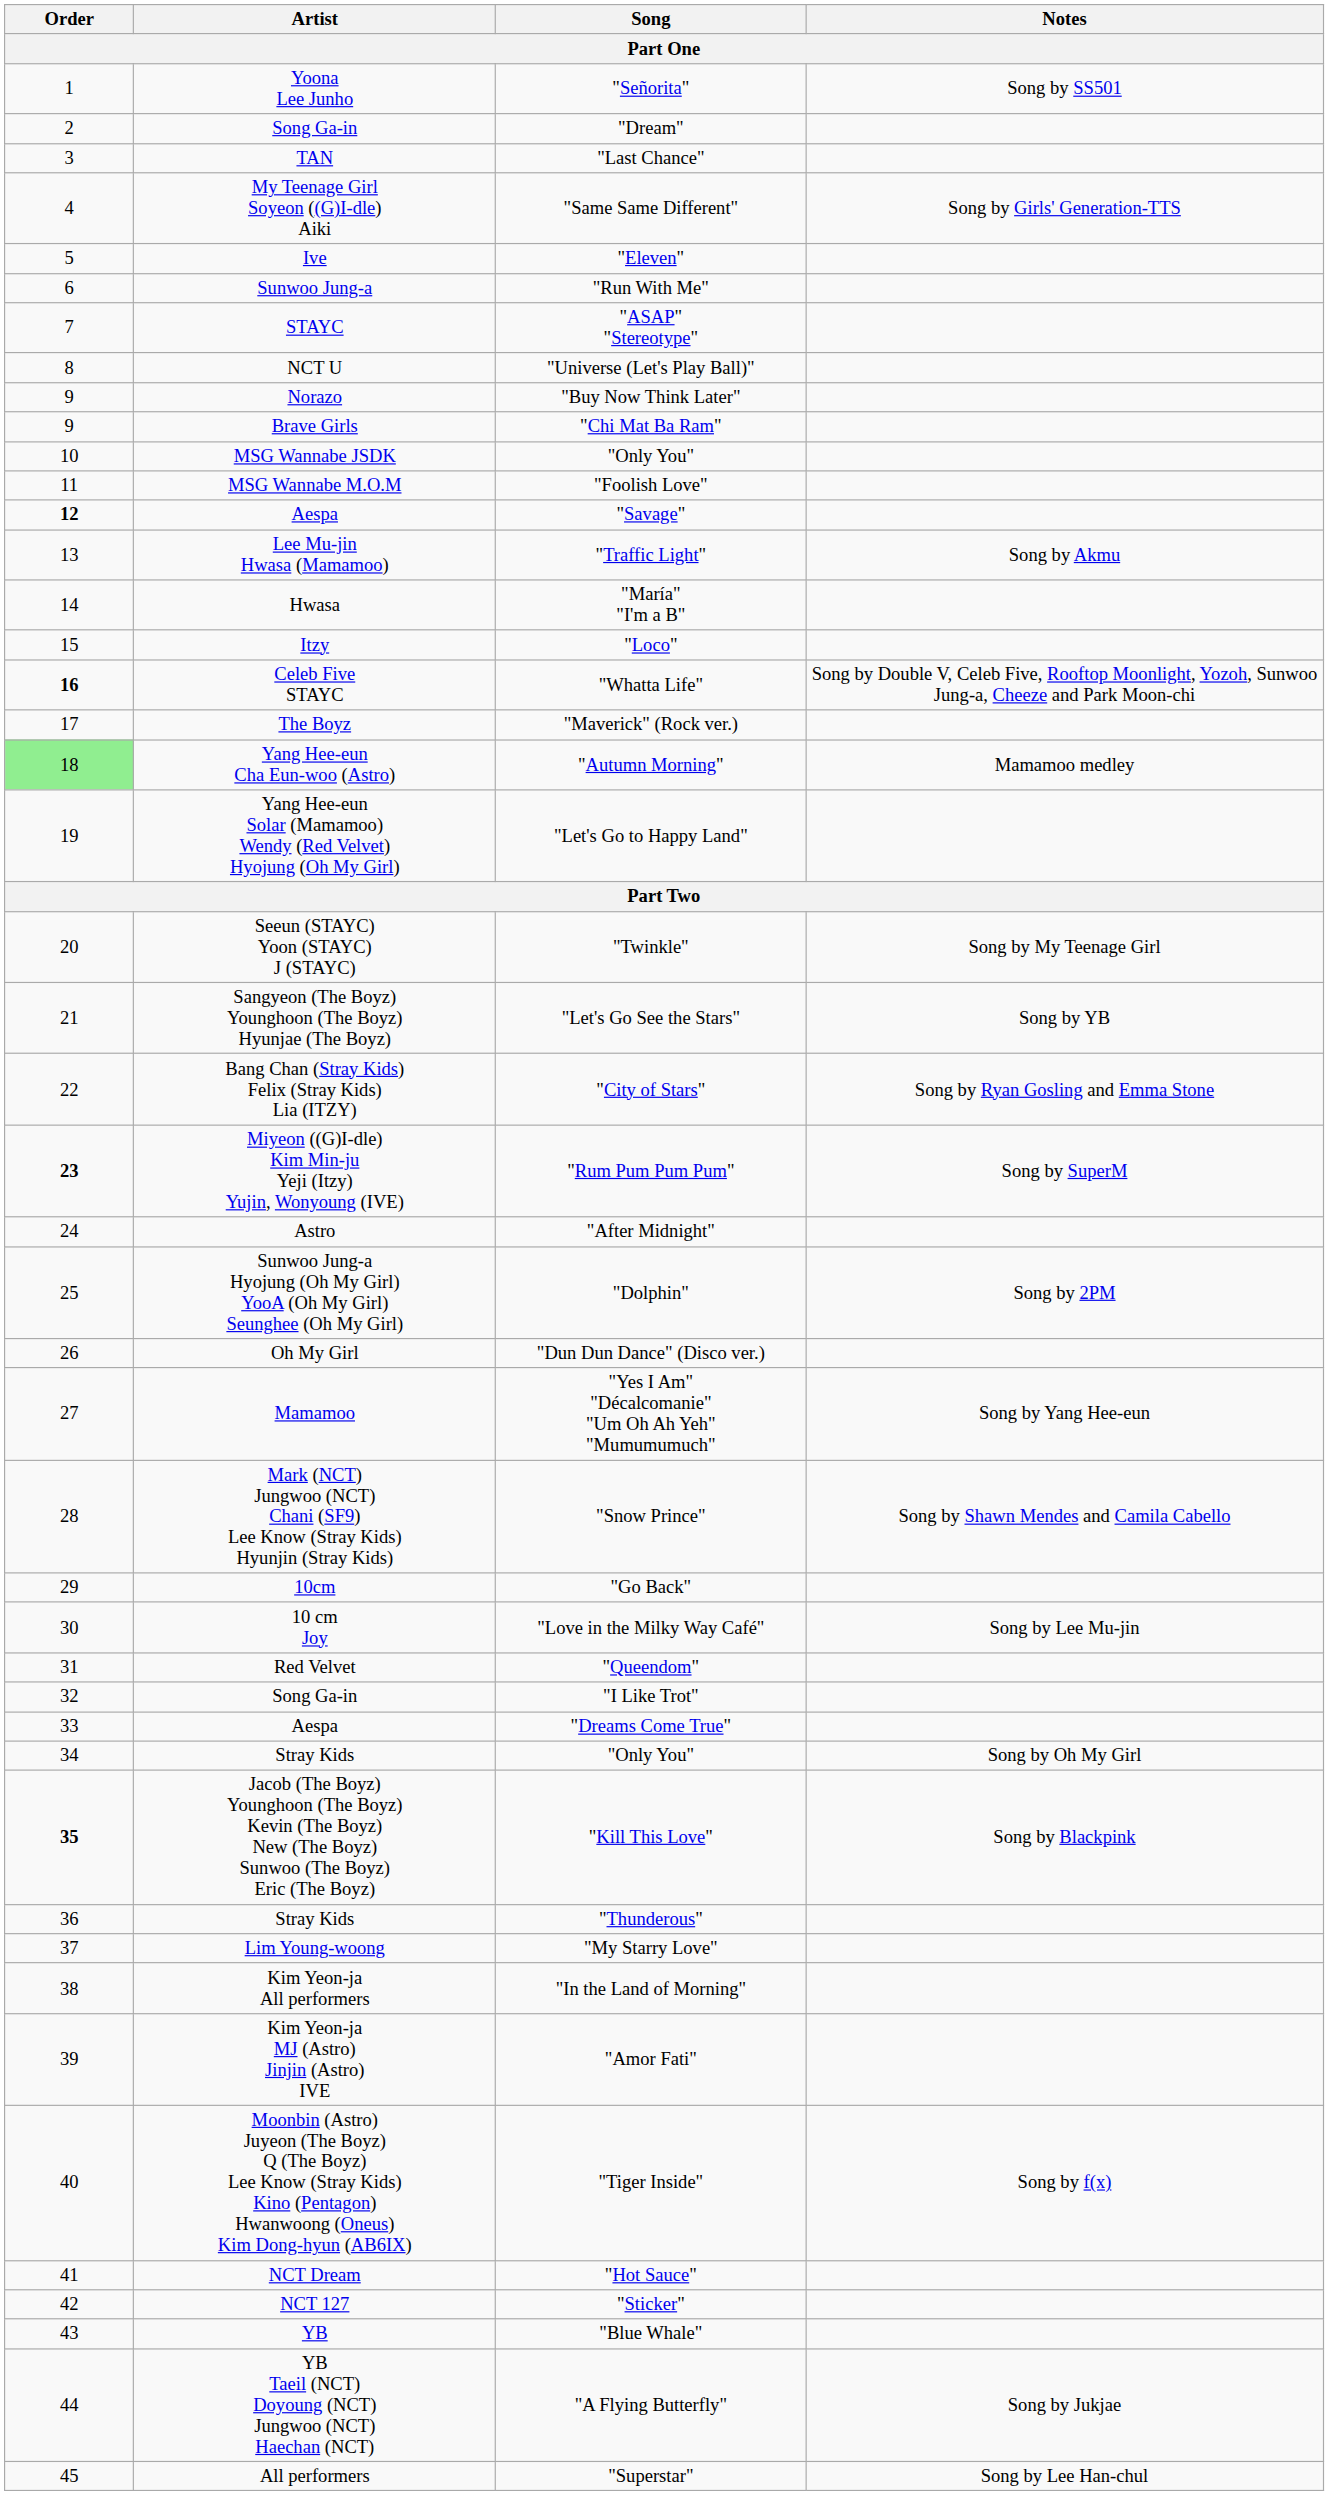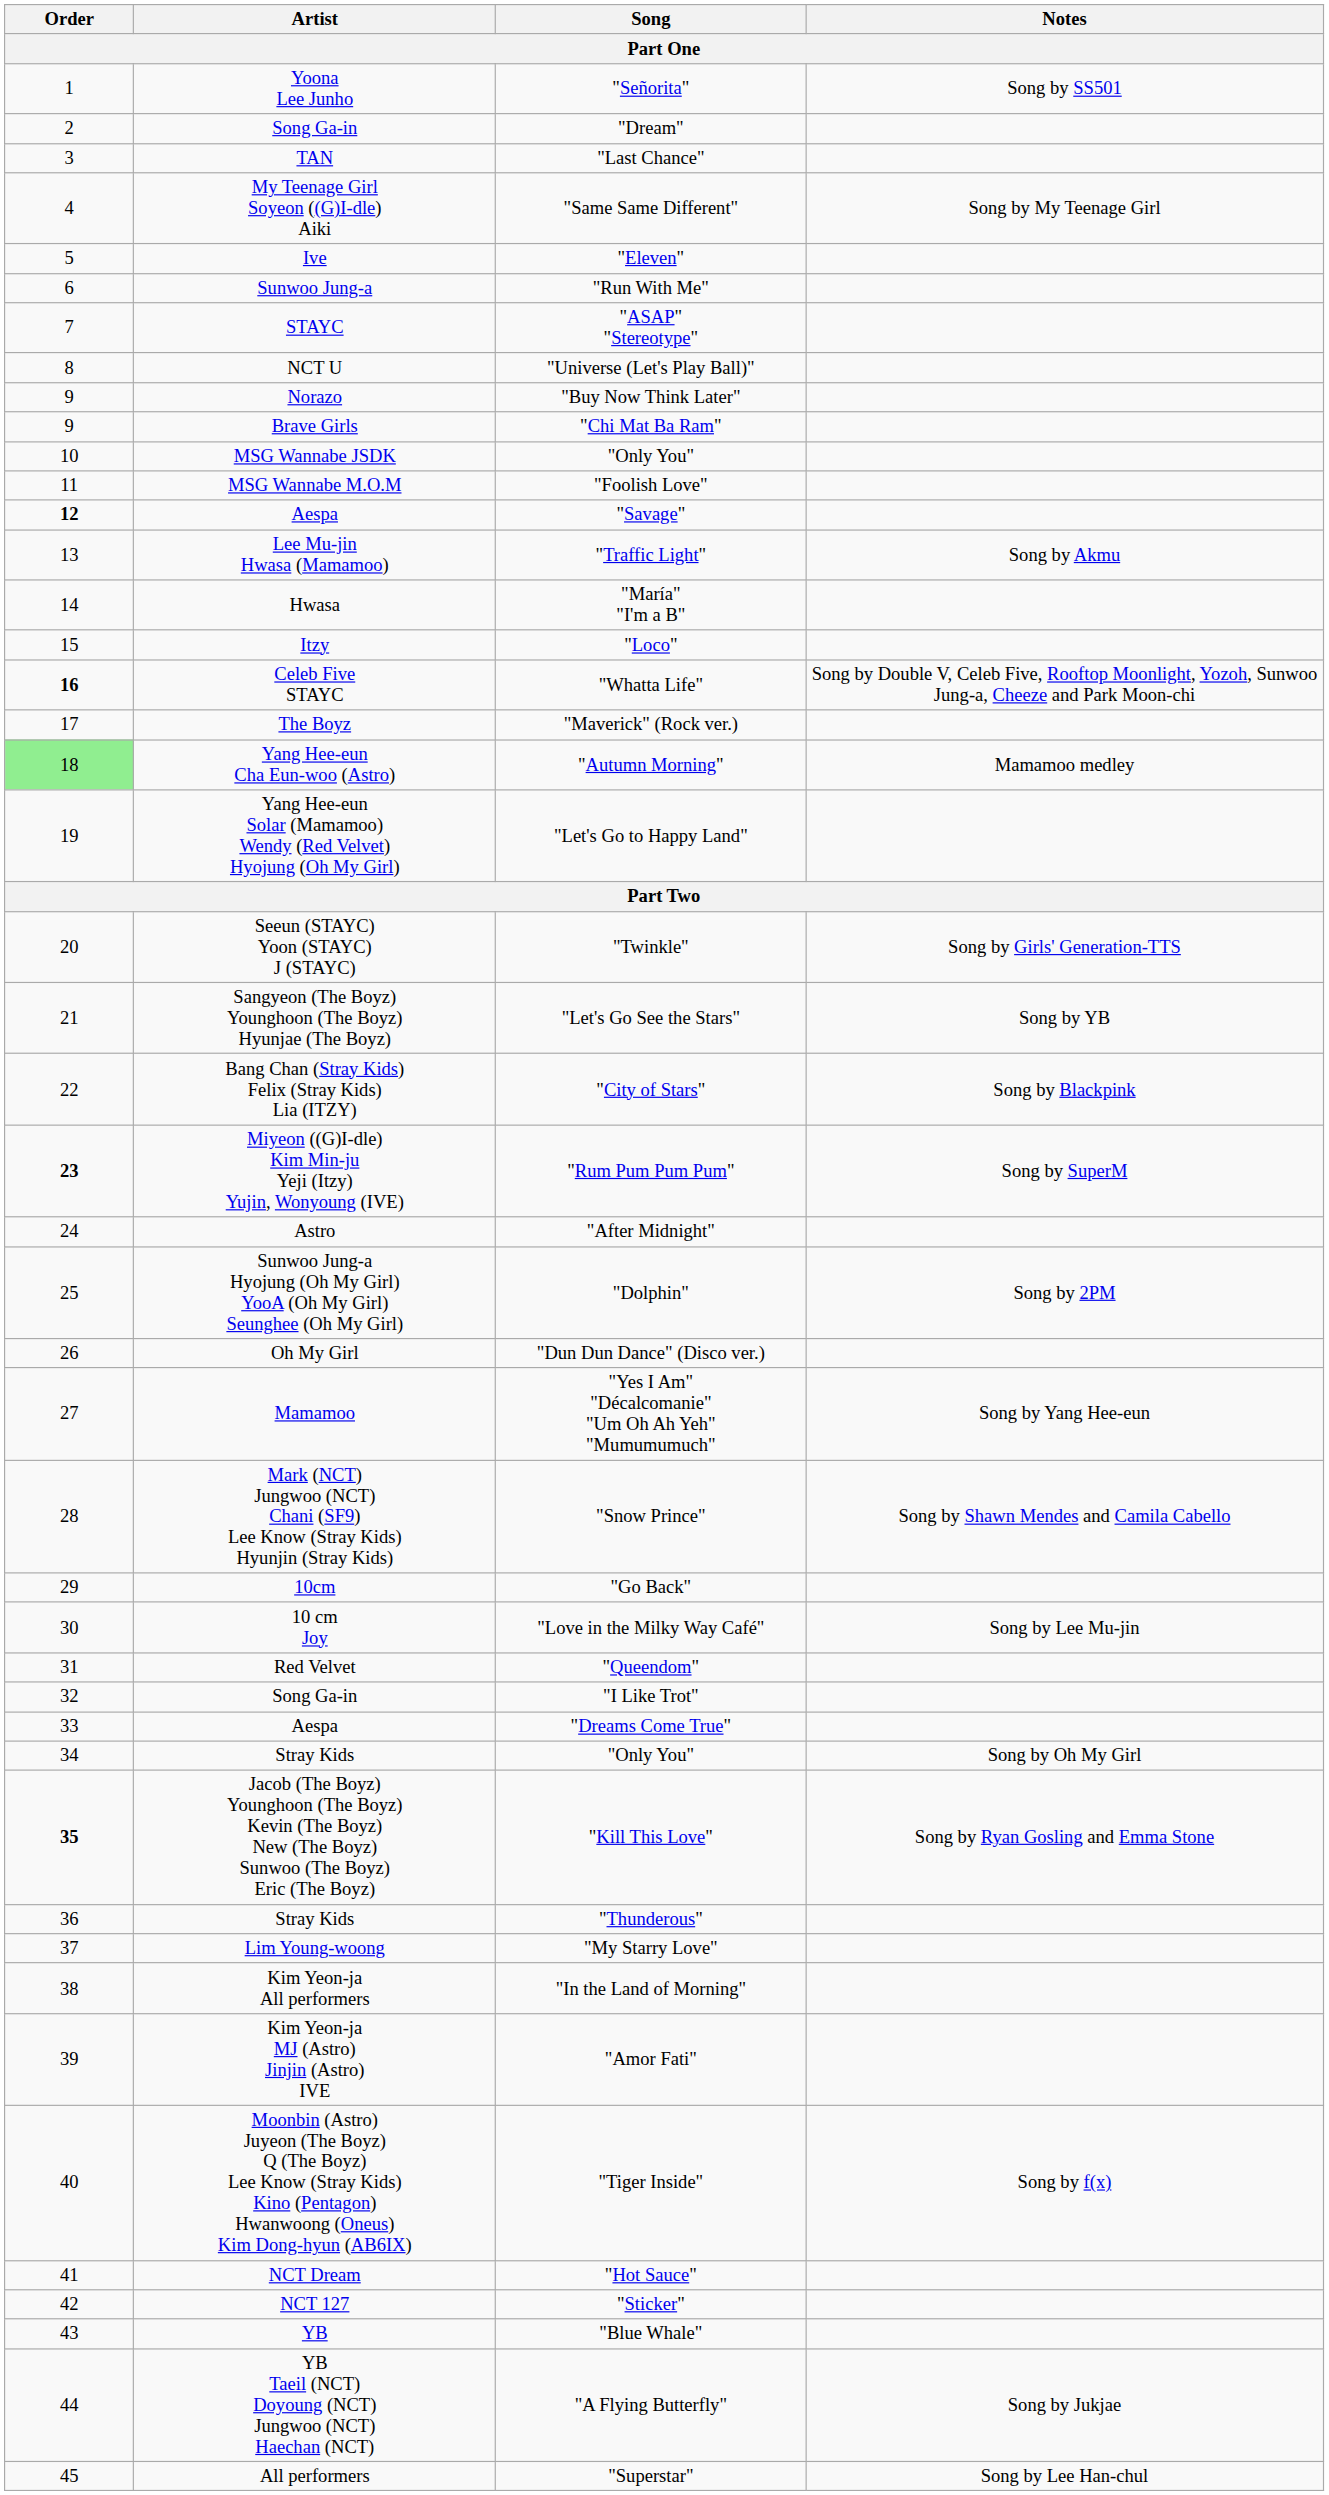(1064, 208) Song by Girls' Generation-TTS -> (1064, 208) Song by My Teenage Girl
(1064, 946) Song by My Teenage Girl -> (1064, 946) Song by Girls' Generation-TTS
(1064, 1089) Song by Ryan Gosling and Emma Stone -> (1064, 1089) Song by Blackpink
(1064, 1837) Song by Blackpink -> (1064, 1837) Song by Ryan Gosling and Emma Stone
